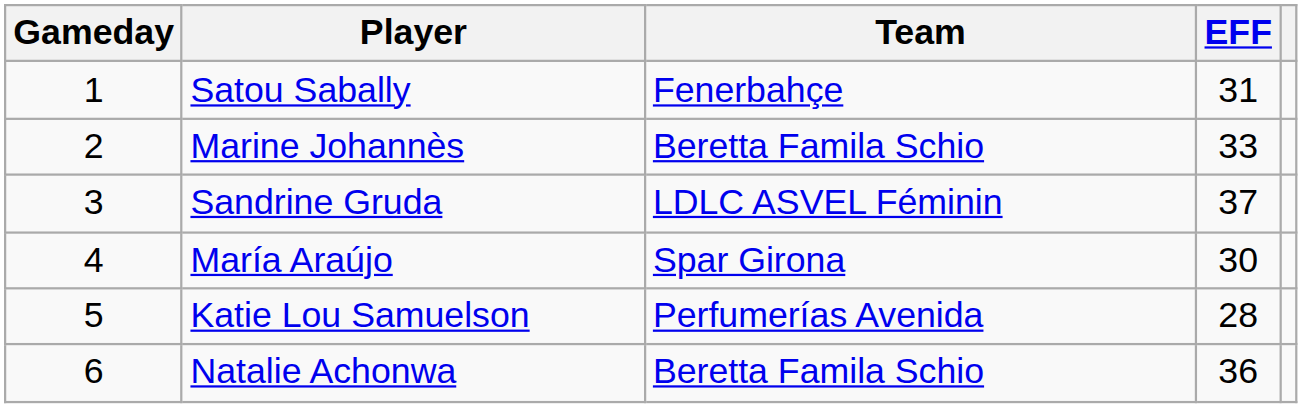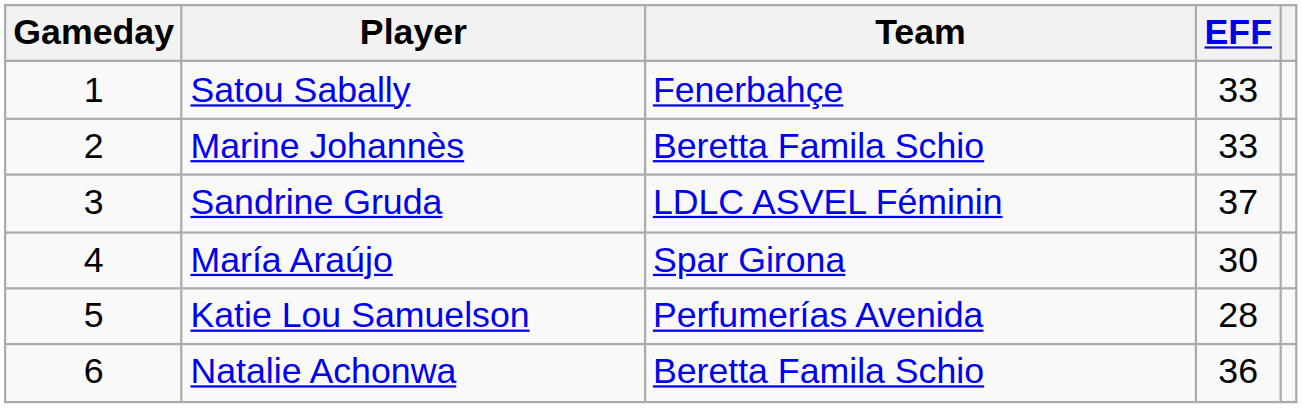(1238, 89) 31 -> (1238, 89) 33
